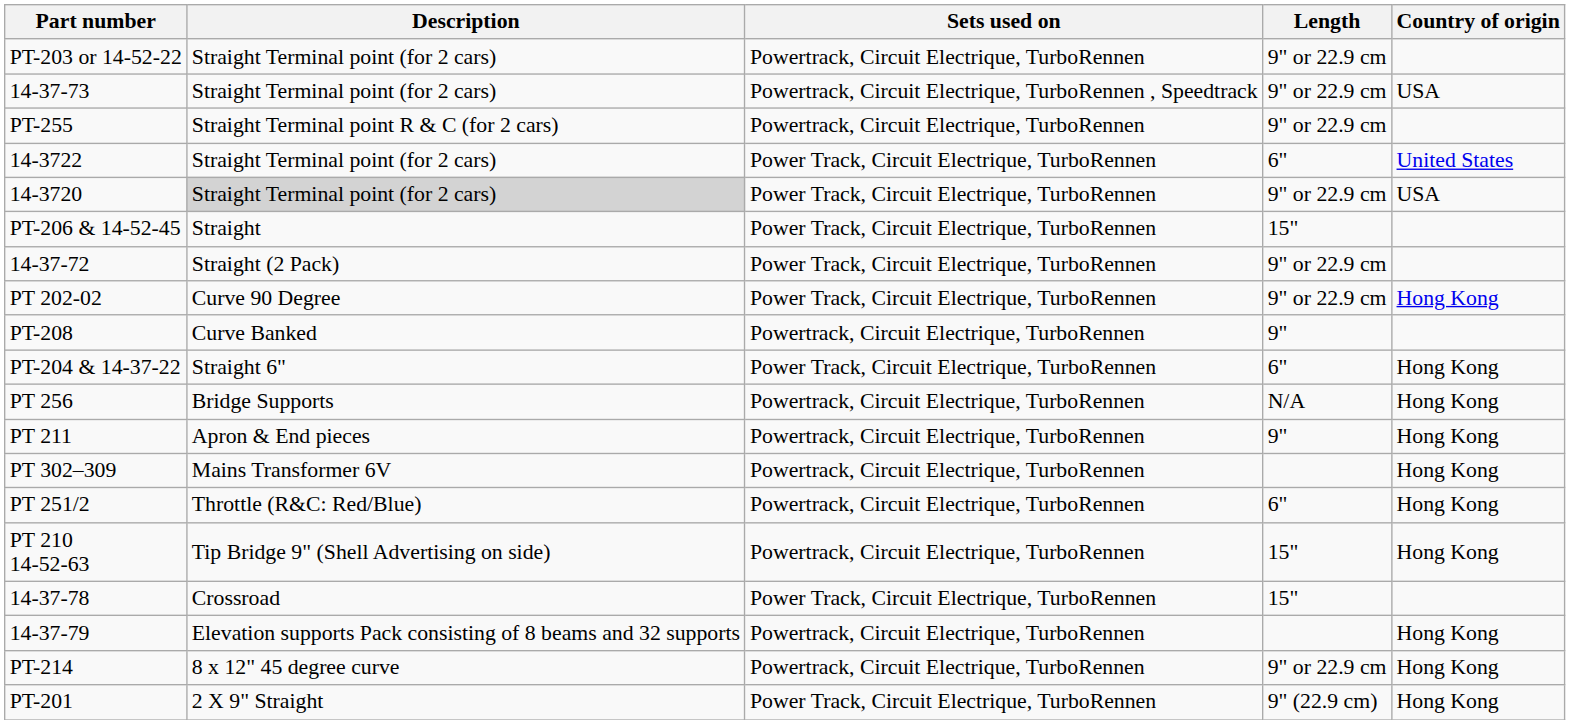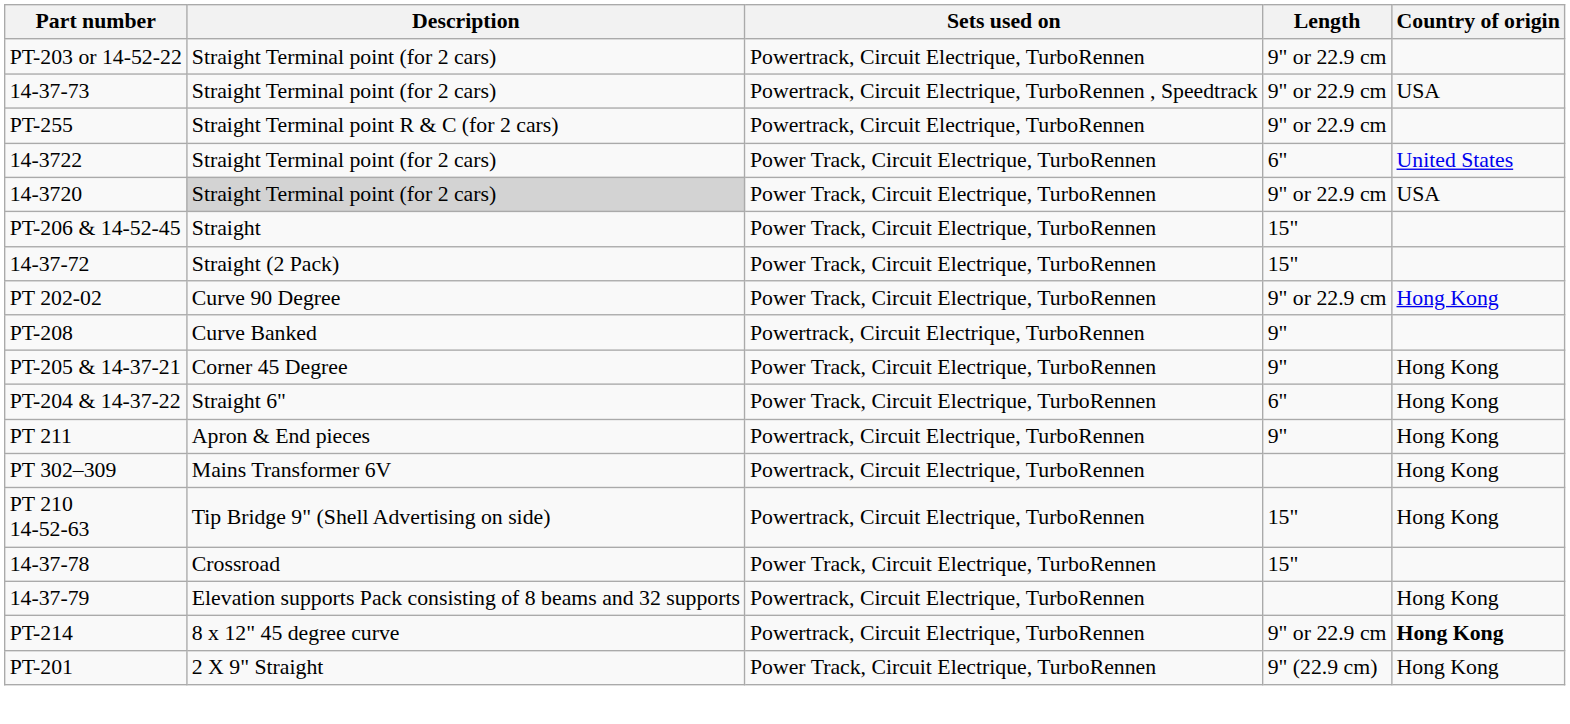(1327, 263) 9" or 22.9 cm -> (1283, 263) 15"
+ row: (95, 366)
- row: (41, 401)
- row: (50, 504)
(1448, 667) normal -> (1450, 632) bold
